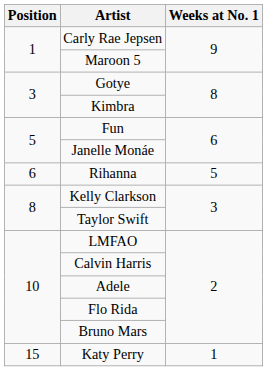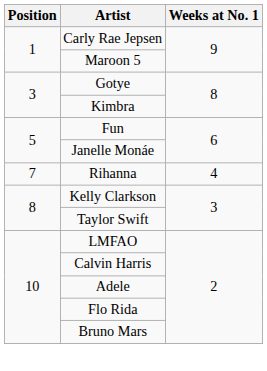(32, 173) 6 -> (32, 173) 7
(214, 173) 5 -> (214, 173) 4
- row: (113, 354)
